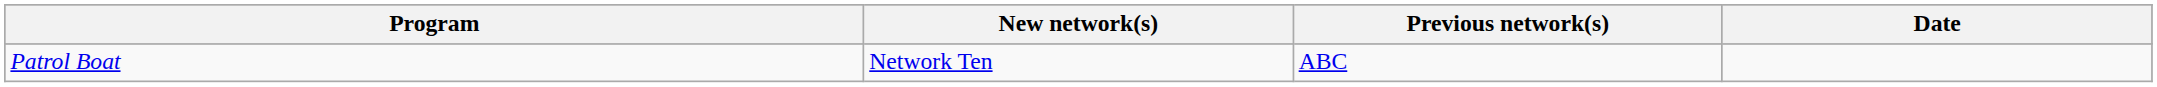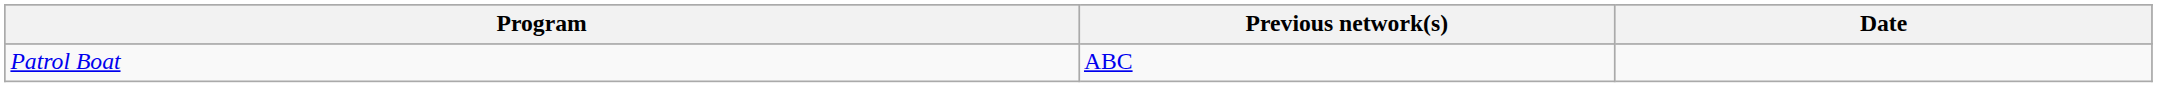- column: (1078, 23)
